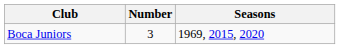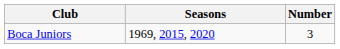columns swapped: (150, 14) <-> (255, 14)
